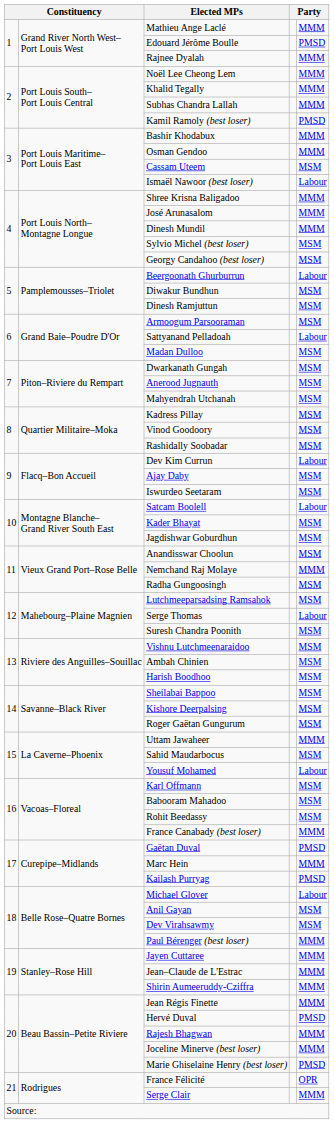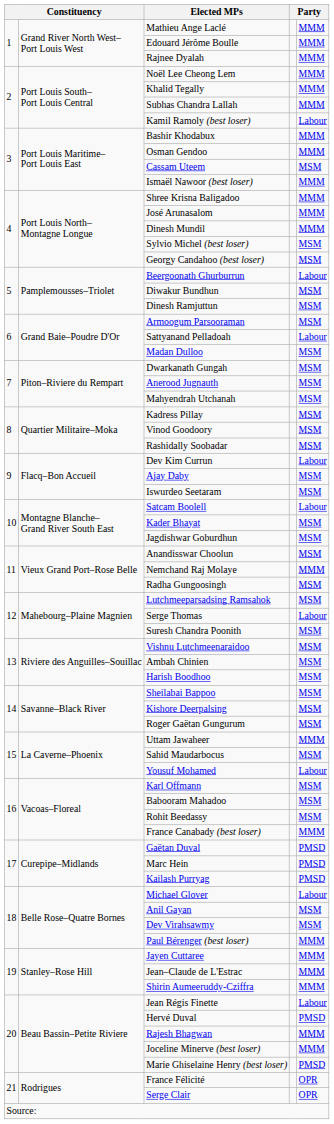(312, 43) PMSD -> (312, 43) MMM
(312, 120) PMSD -> (313, 120) Labour
(313, 182) Labour -> (312, 182) MMM
(312, 863) MMM -> (312, 863) PMSD
(312, 1002) MMM -> (313, 1002) Labour
(312, 1095) MMM -> (308, 1095) OPR
